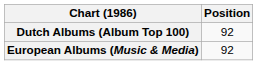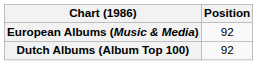rows swapped: (103, 32) <-> (103, 50)
